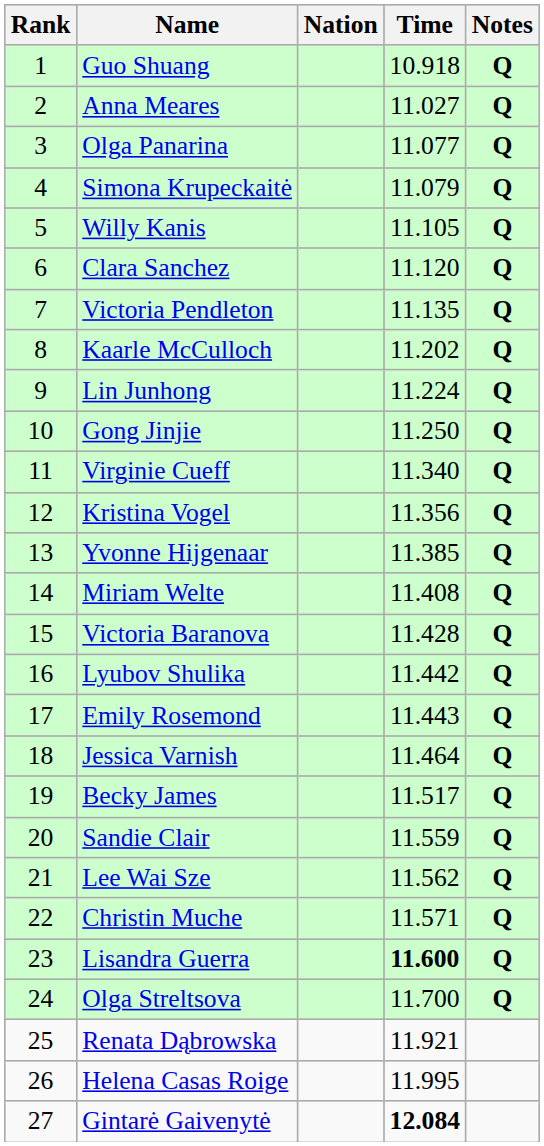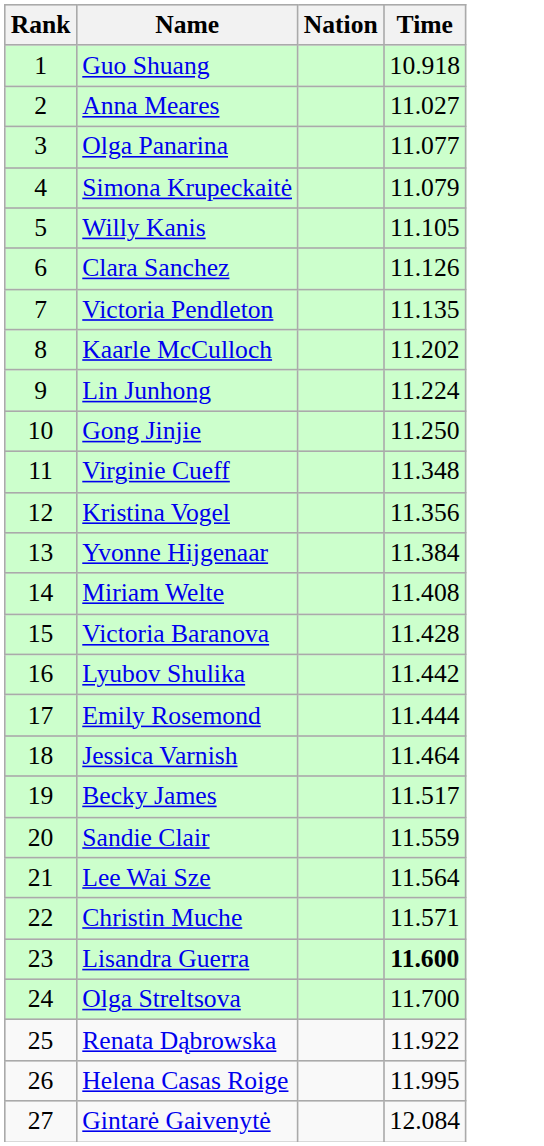- column: (502, 24)
(425, 268) 11.120 -> (425, 268) 11.126
(425, 471) 11.340 -> (425, 471) 11.348
(425, 552) 11.385 -> (425, 552) 11.384
(425, 715) 11.443 -> (425, 715) 11.444
(425, 877) 11.562 -> (425, 877) 11.564
(425, 1039) 11.921 -> (425, 1039) 11.922
(425, 1120) bold -> (425, 1120) normal
